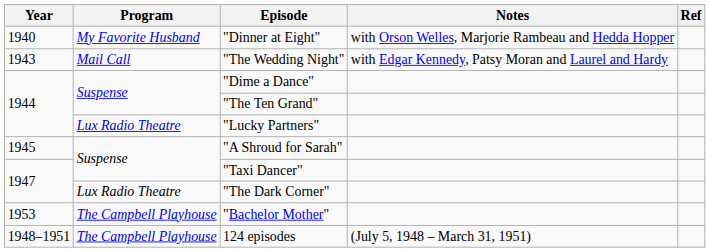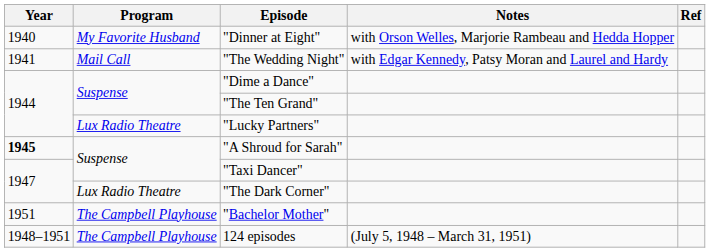(22, 59) 1943 -> (22, 59) 1941
(22, 147) normal -> (22, 147) bold
(22, 214) 1953 -> (22, 214) 1951
